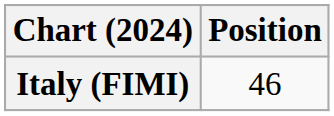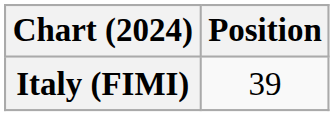(265, 82) 46 -> (265, 82) 39
